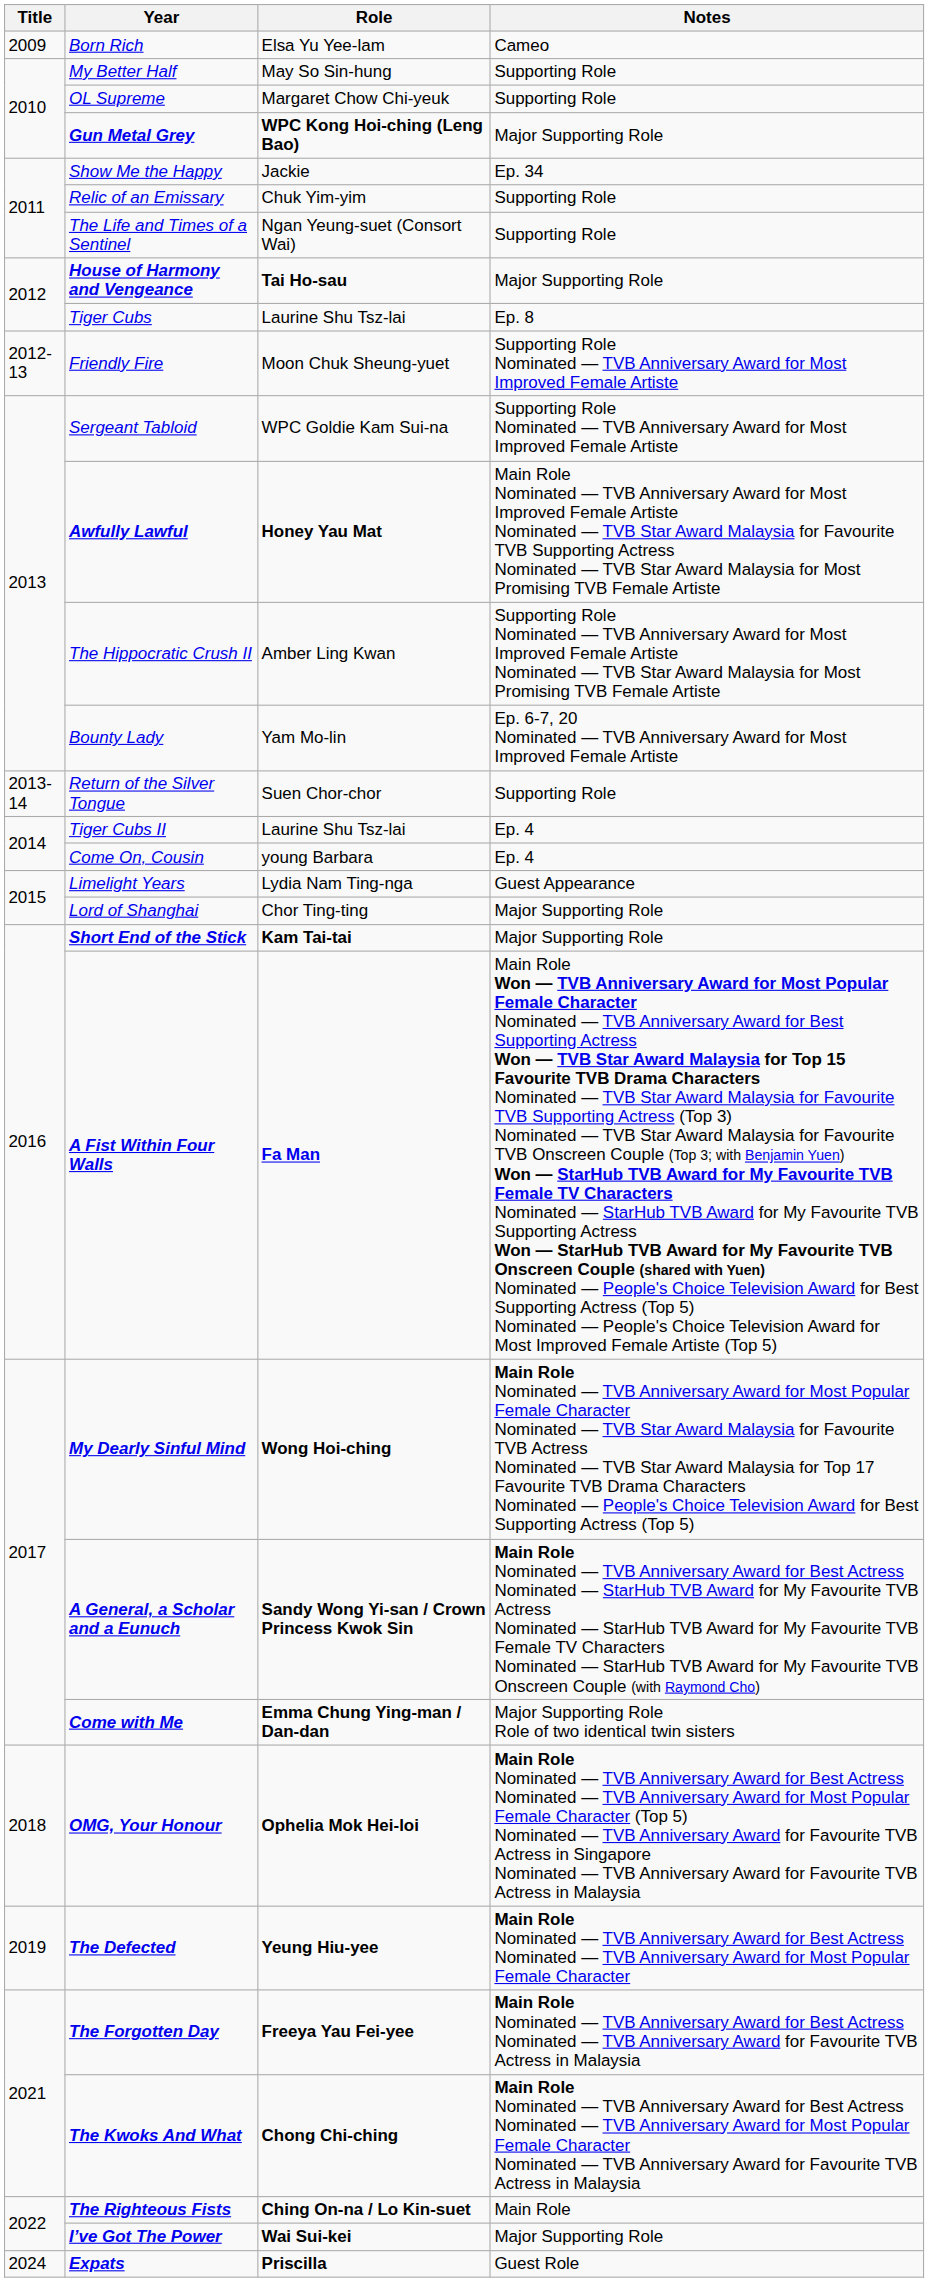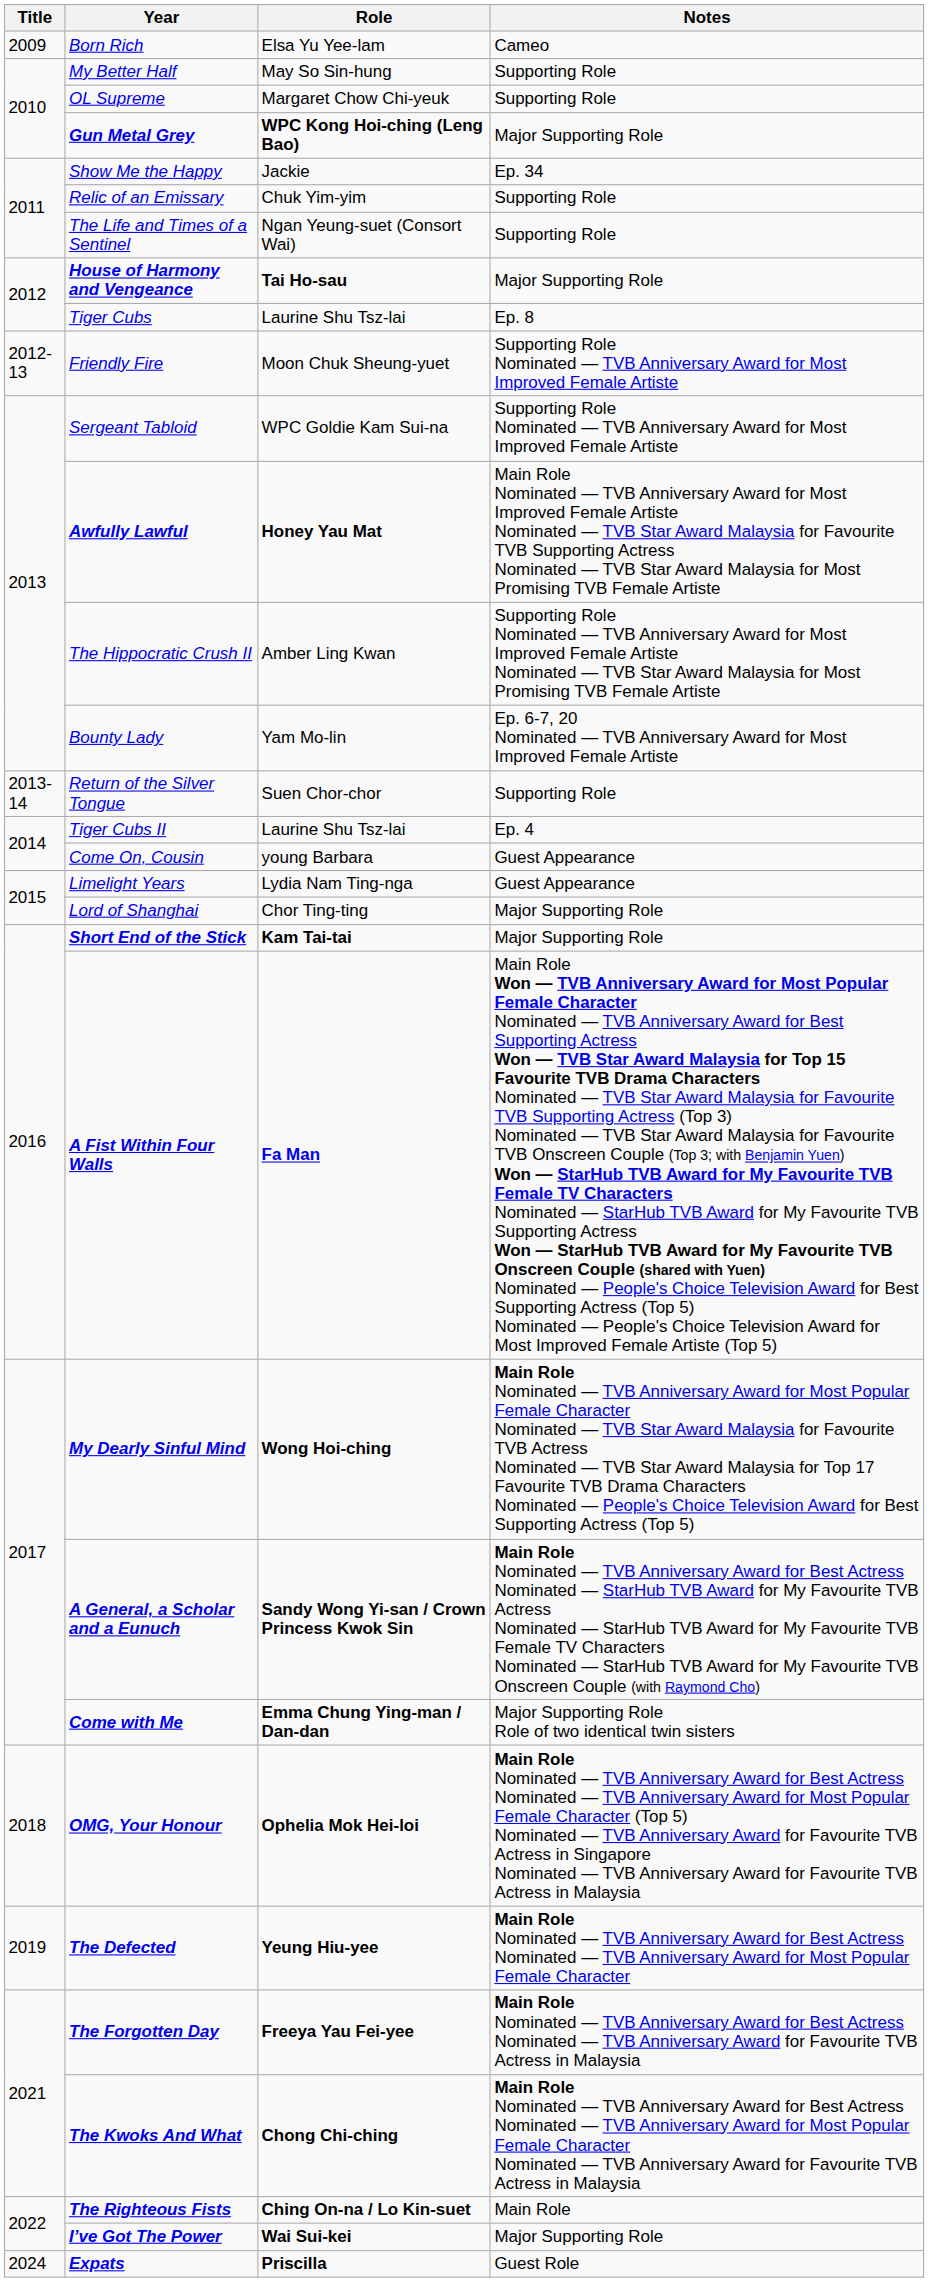(514, 856) Ep. 4 -> (565, 856) Guest Appearance
